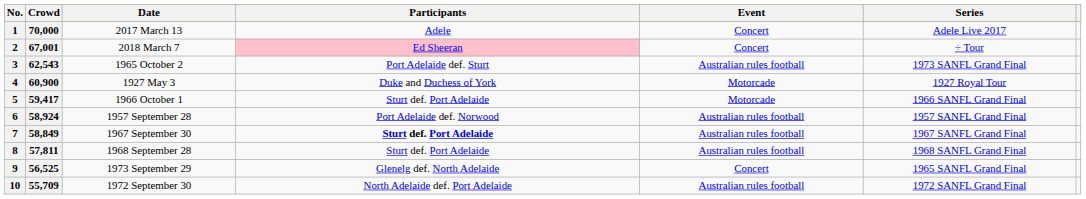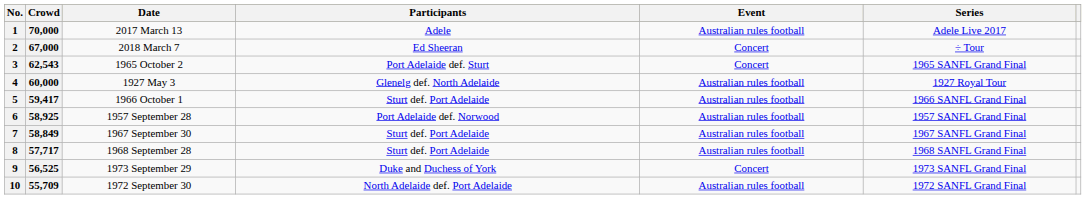(751, 30) Concert -> (751, 30) Australian rules football
(44, 47) 67,001 -> (44, 47) 67,000
(438, 47) pink background -> (438, 47) no background
(751, 64) Australian rules football -> (751, 64) Concert
(969, 64) 1973 SANFL Grand Final -> (969, 64) 1965 SANFL Grand Final
(44, 82) 60,900 -> (44, 82) 60,000
(438, 82) Duke and Duchess of York -> (438, 82) Glenelg def. North Adelaide
(751, 82) Motorcade -> (751, 82) Australian rules football
(751, 99) Motorcade -> (751, 99) Australian rules football
(44, 116) 58,924 -> (44, 116) 58,925
(438, 133) bold -> (438, 133) normal
(44, 151) 57,811 -> (44, 151) 57,717
(438, 168) Glenelg def. North Adelaide -> (438, 168) Duke and Duchess of York
(969, 168) 1965 SANFL Grand Final -> (969, 168) 1973 SANFL Grand Final
